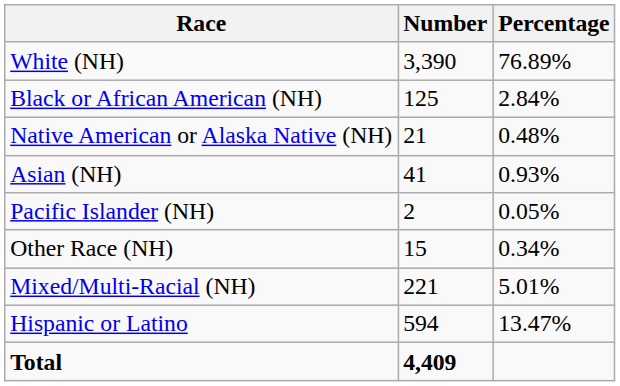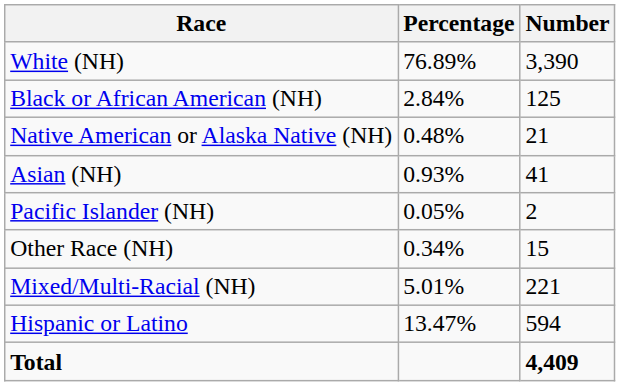columns swapped: (445, 23) <-> (554, 23)
